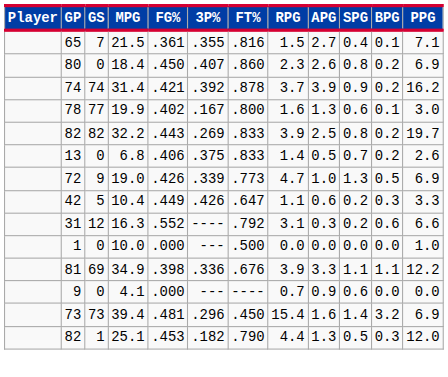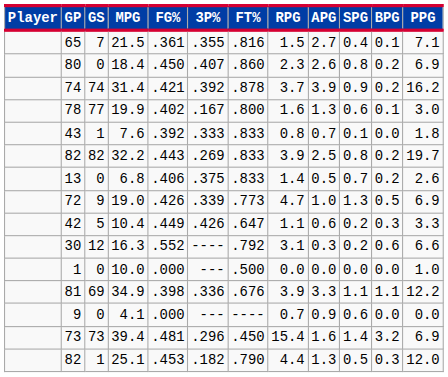+ row: (132, 134)
(73, 224) 31 -> (73, 247) 30
